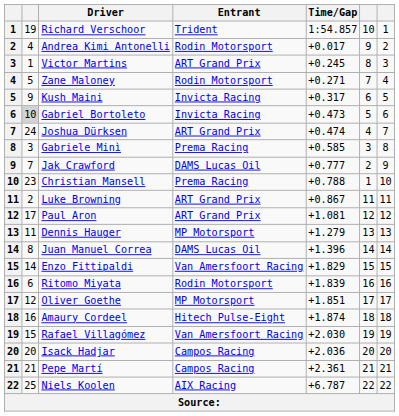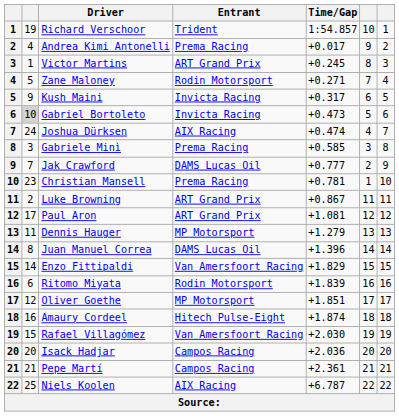(224, 47) Rodin Motorsport -> (212, 47) Prema Racing
(218, 132) ART Grand Prix -> (205, 132) AIX Racing
(327, 182) +0.788 -> (327, 182) +0.781
